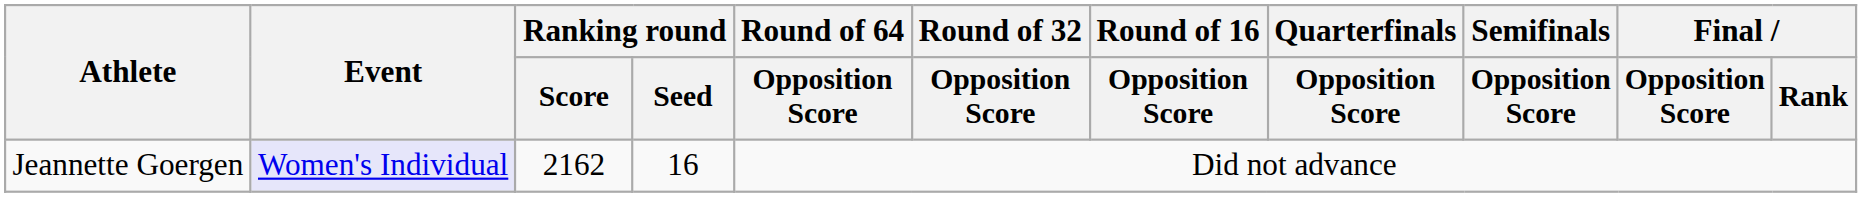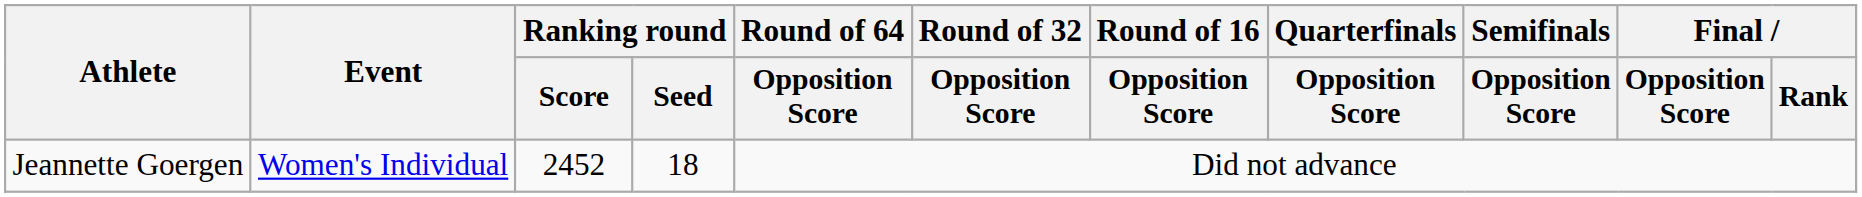(383, 165) lavender background -> (383, 165) no background
(574, 165) 2162 -> (574, 165) 2452
(683, 165) 16 -> (683, 165) 18
